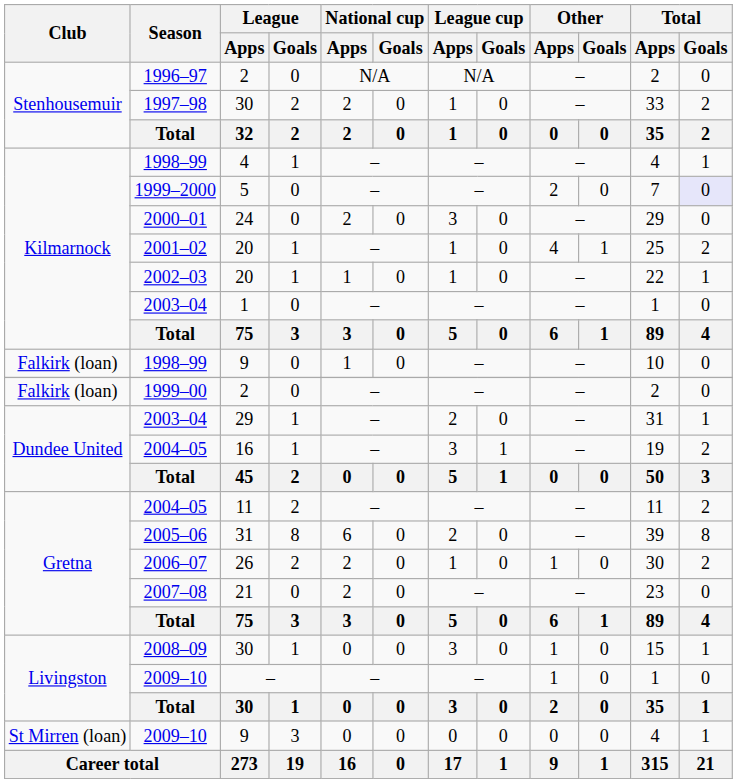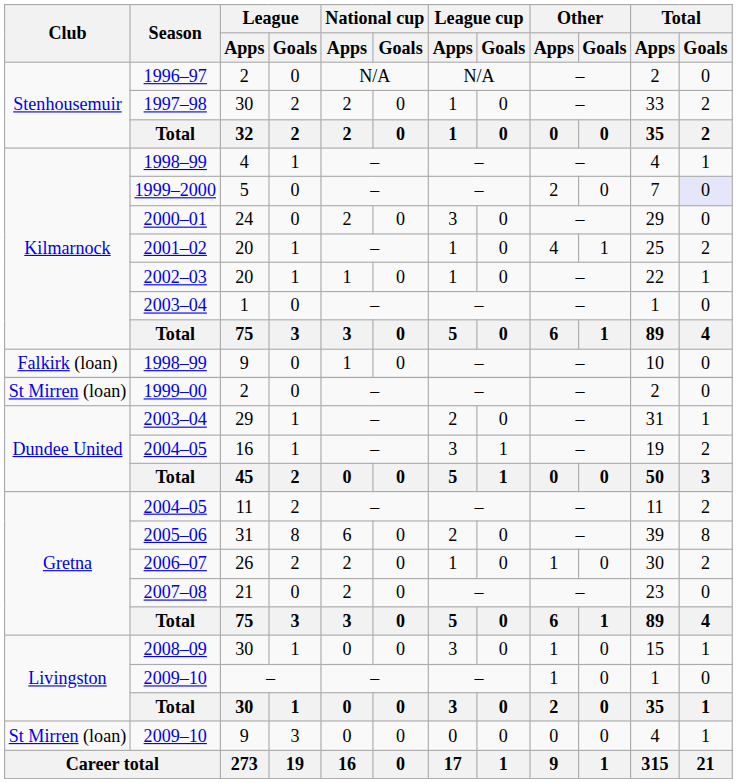(67, 391) Falkirk (loan) -> (67, 391) St Mirren (loan)
